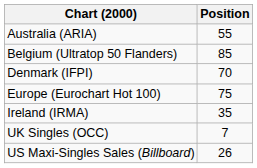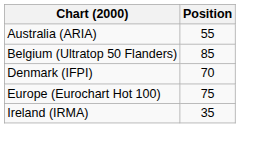- row: (58, 133)
- row: (101, 152)
